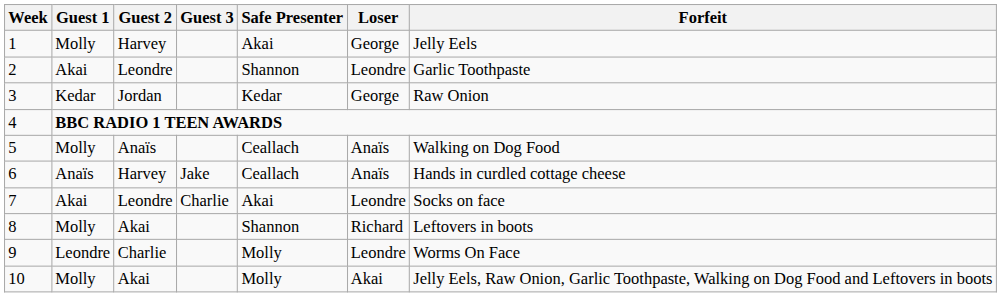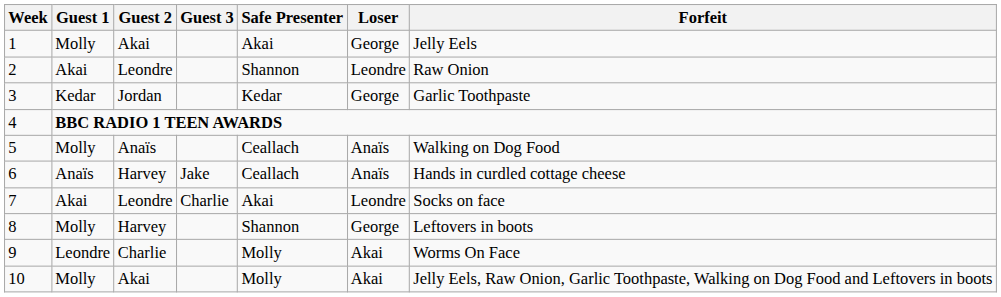(142, 43) Harvey -> (134, 43) Akai
(472, 69) Garlic Toothpaste -> (451, 69) Raw Onion
(451, 95) Raw Onion -> (472, 95) Garlic Toothpaste
(134, 226) Akai -> (142, 226) Harvey
(377, 226) Richard -> (375, 226) George
(378, 252) Leondre -> (367, 252) Akai
